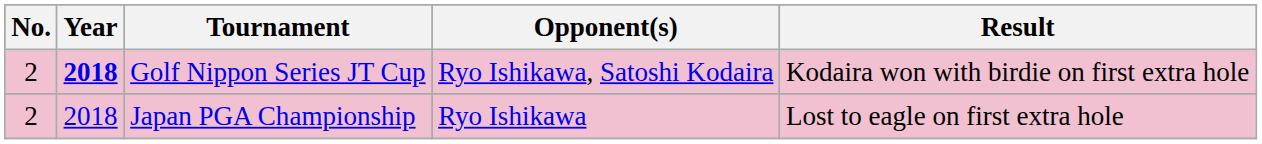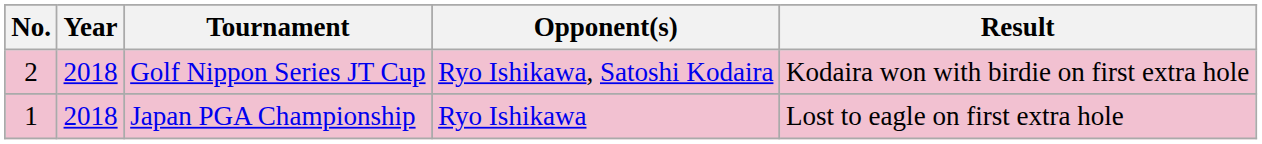(91, 71) bold -> (91, 71) normal
(31, 116) 2 -> (31, 116) 1
